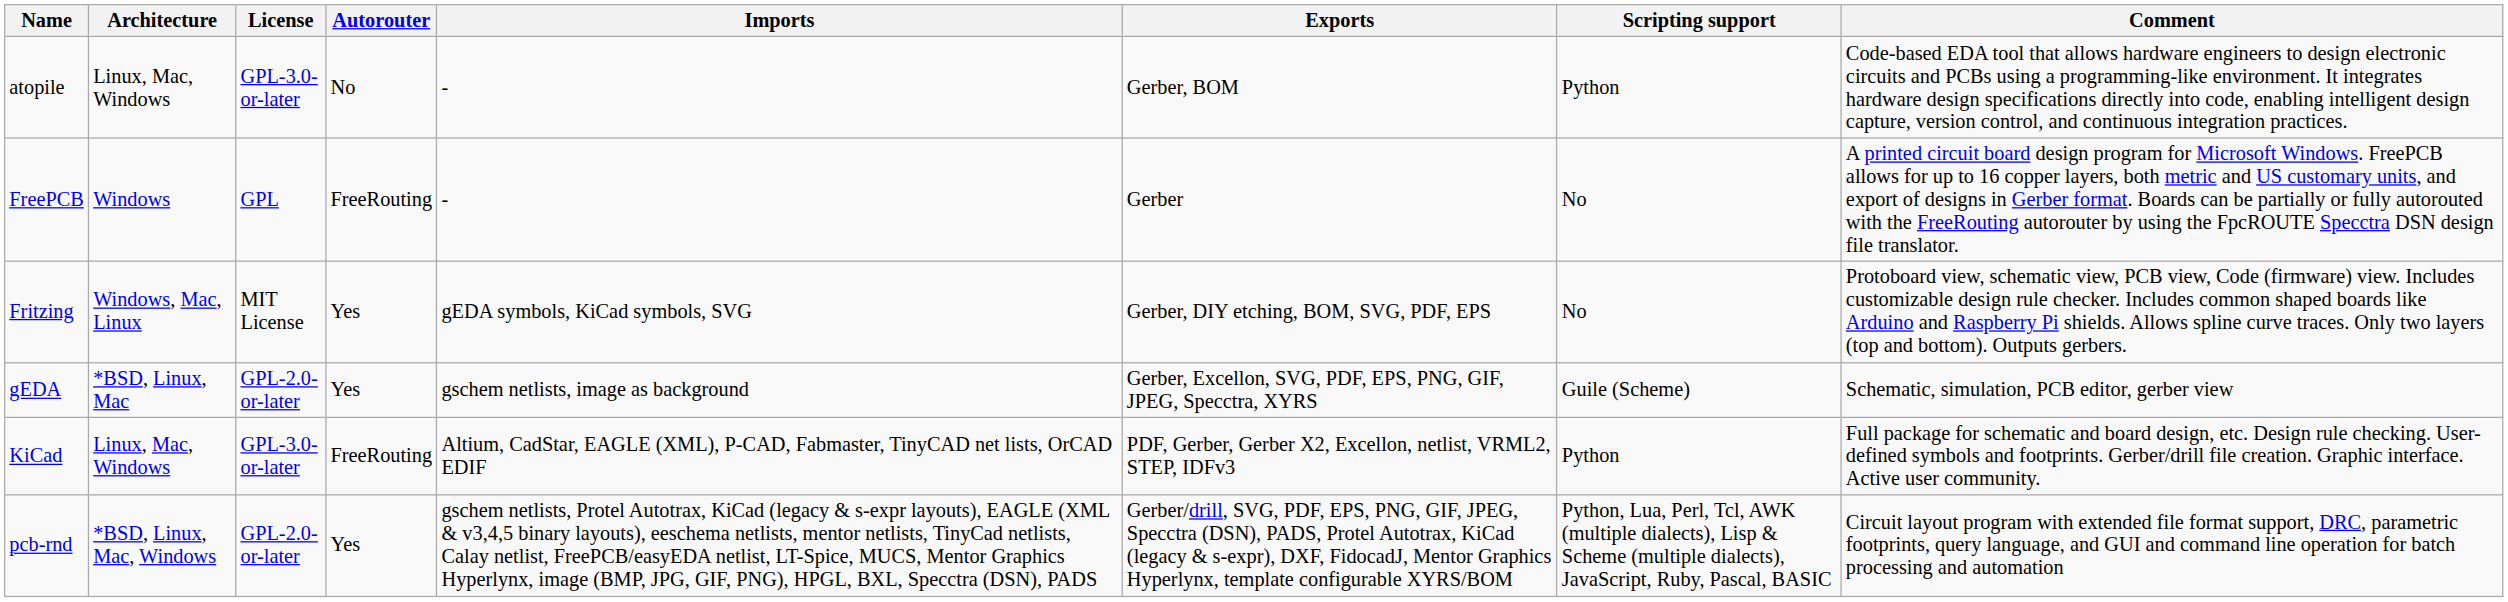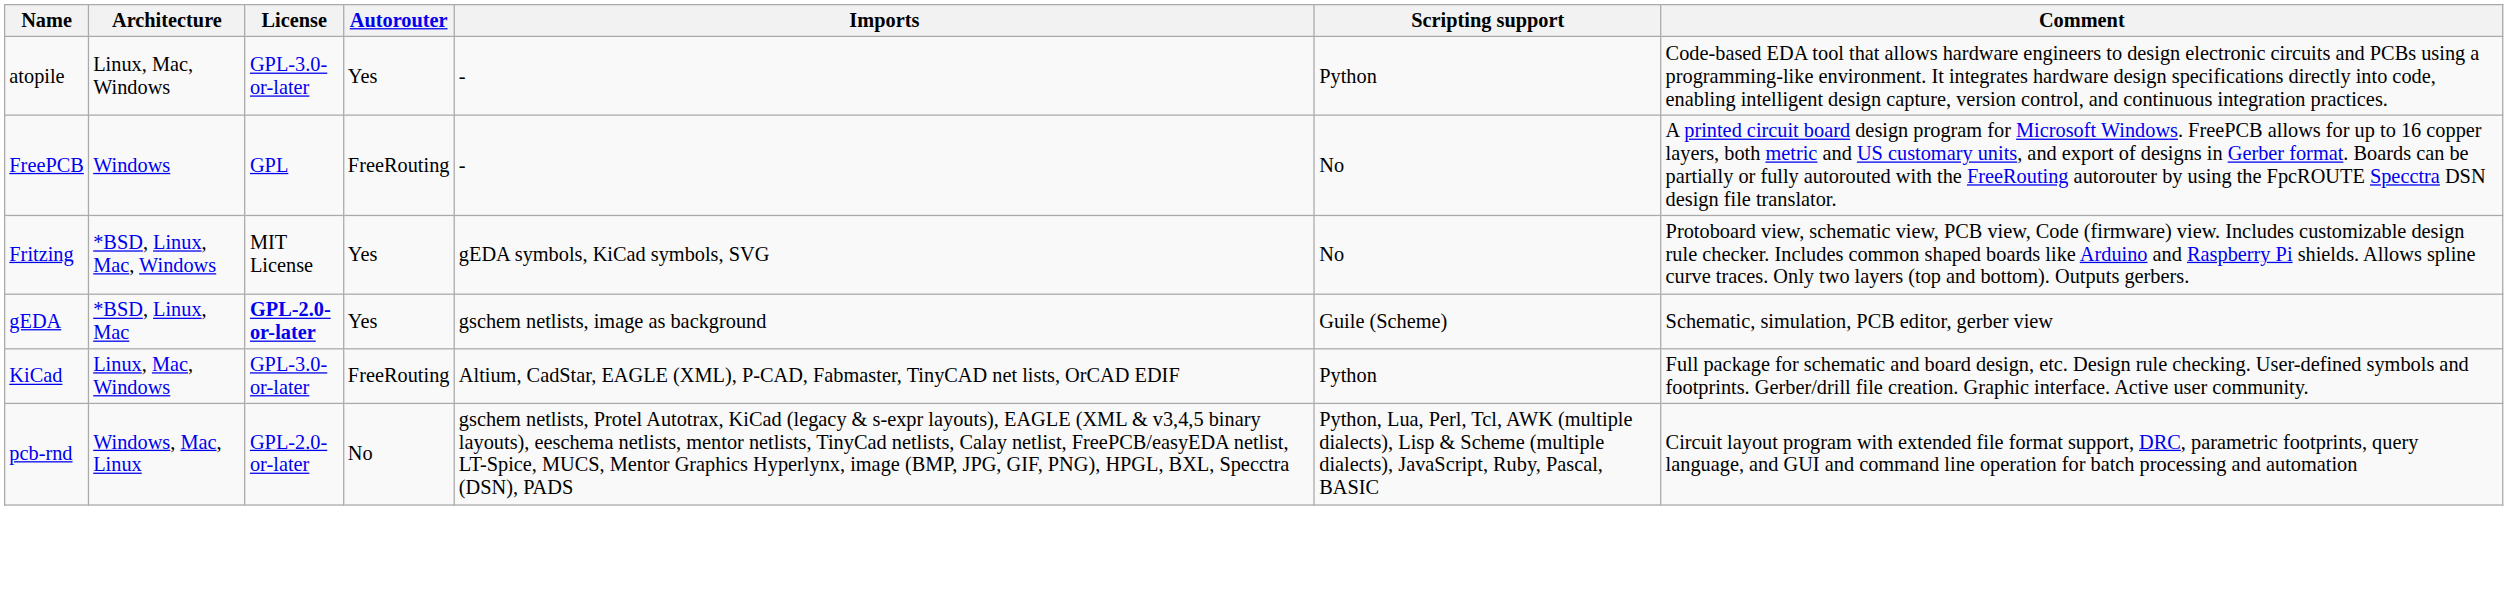- column: (1340, 20)
(343, 87) No -> (363, 75) Yes
(157, 311) Windows, Mac, Linux -> (155, 254) *BSD, Linux, Mac, Windows
(279, 389) normal -> (290, 320) bold
(155, 545) *BSD, Linux, Mac, Windows -> (157, 454) Windows, Mac, Linux
(345, 545) Yes -> (360, 454) No
